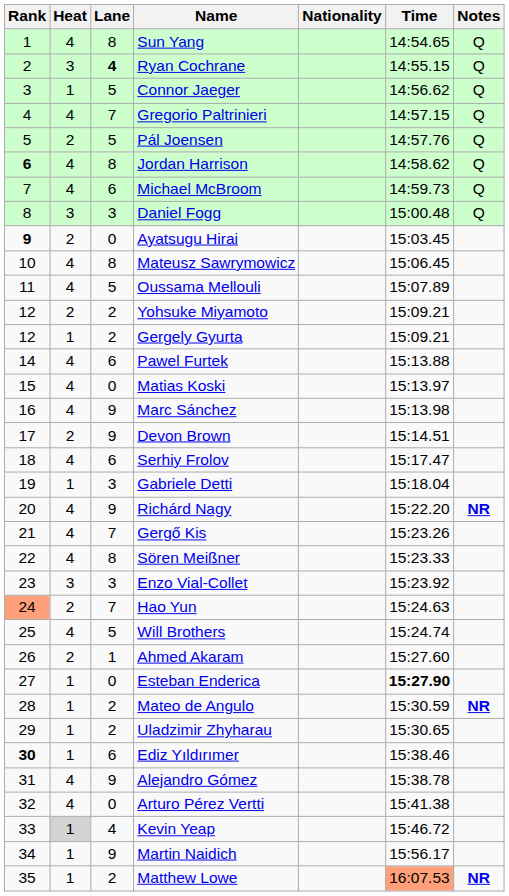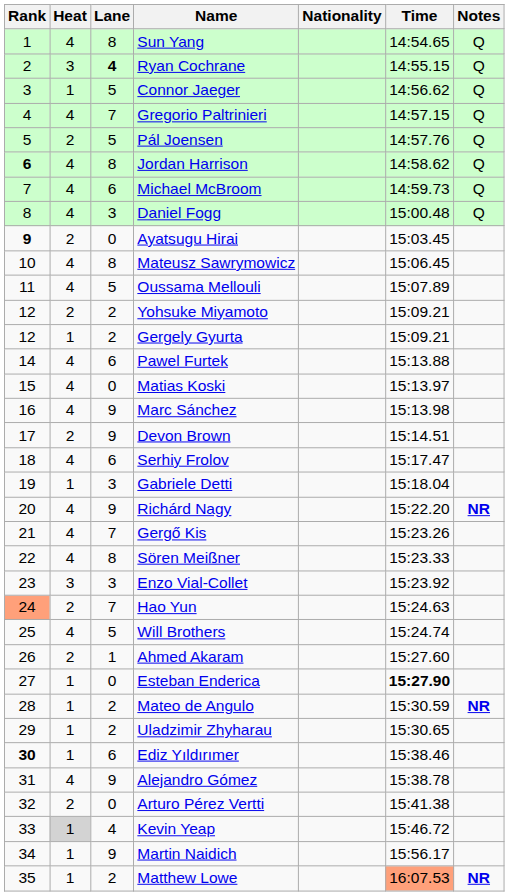(70, 213) 3 -> (70, 213) 4
(70, 804) 4 -> (70, 804) 2
